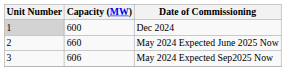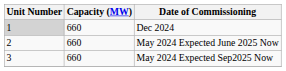(74, 27) 600 -> (74, 27) 660
(74, 58) 606 -> (74, 58) 660
